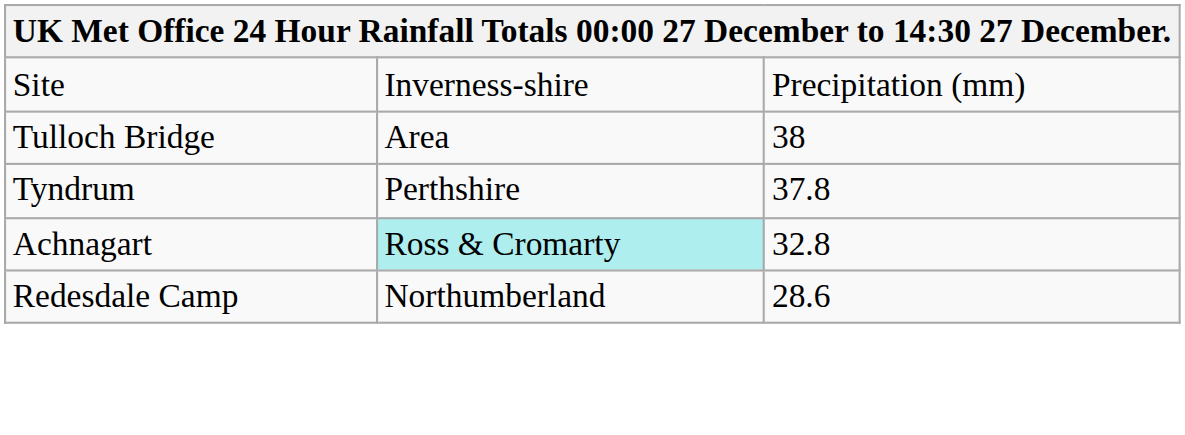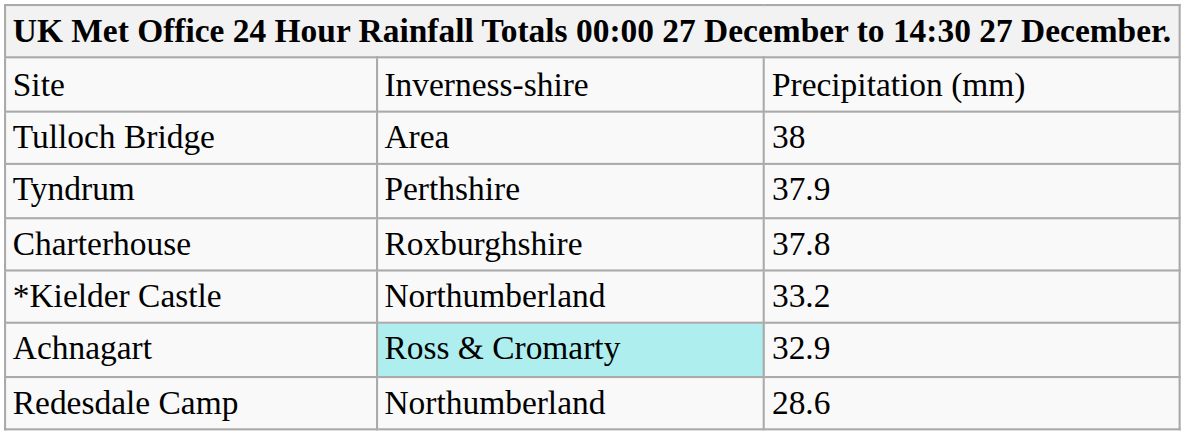(801, 190) 37.8 -> (801, 190) 37.9
+ row: (102, 243)
+ row: (117, 296)
(801, 243) 32.8 -> (801, 349) 32.9
